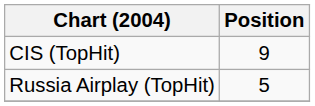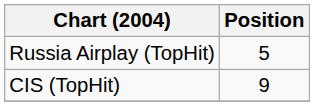rows swapped: (65, 52) <-> (112, 85)
